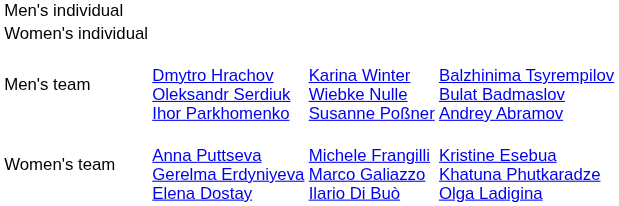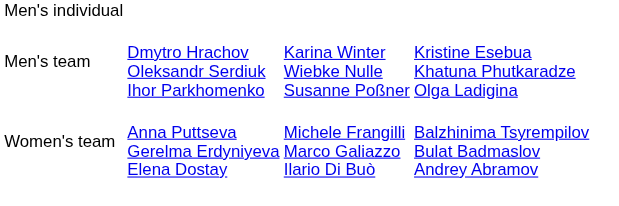- row: (76, 33)
(527, 94) Balzhinima Tsyrempilov Bulat Badmaslov Andrey Abramov -> (495, 71) Kristine Esebua Khatuna Phutkaradze Olga Ladigina
(520, 174) Kristine Esebua Khatuna Phutkaradze Olga Ladigina -> (502, 151) Balzhinima Tsyrempilov Bulat Badmaslov Andrey Abramov
